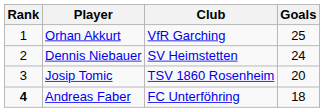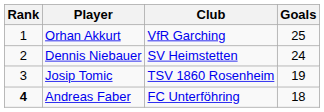(298, 76) 20 -> (298, 76) 19
